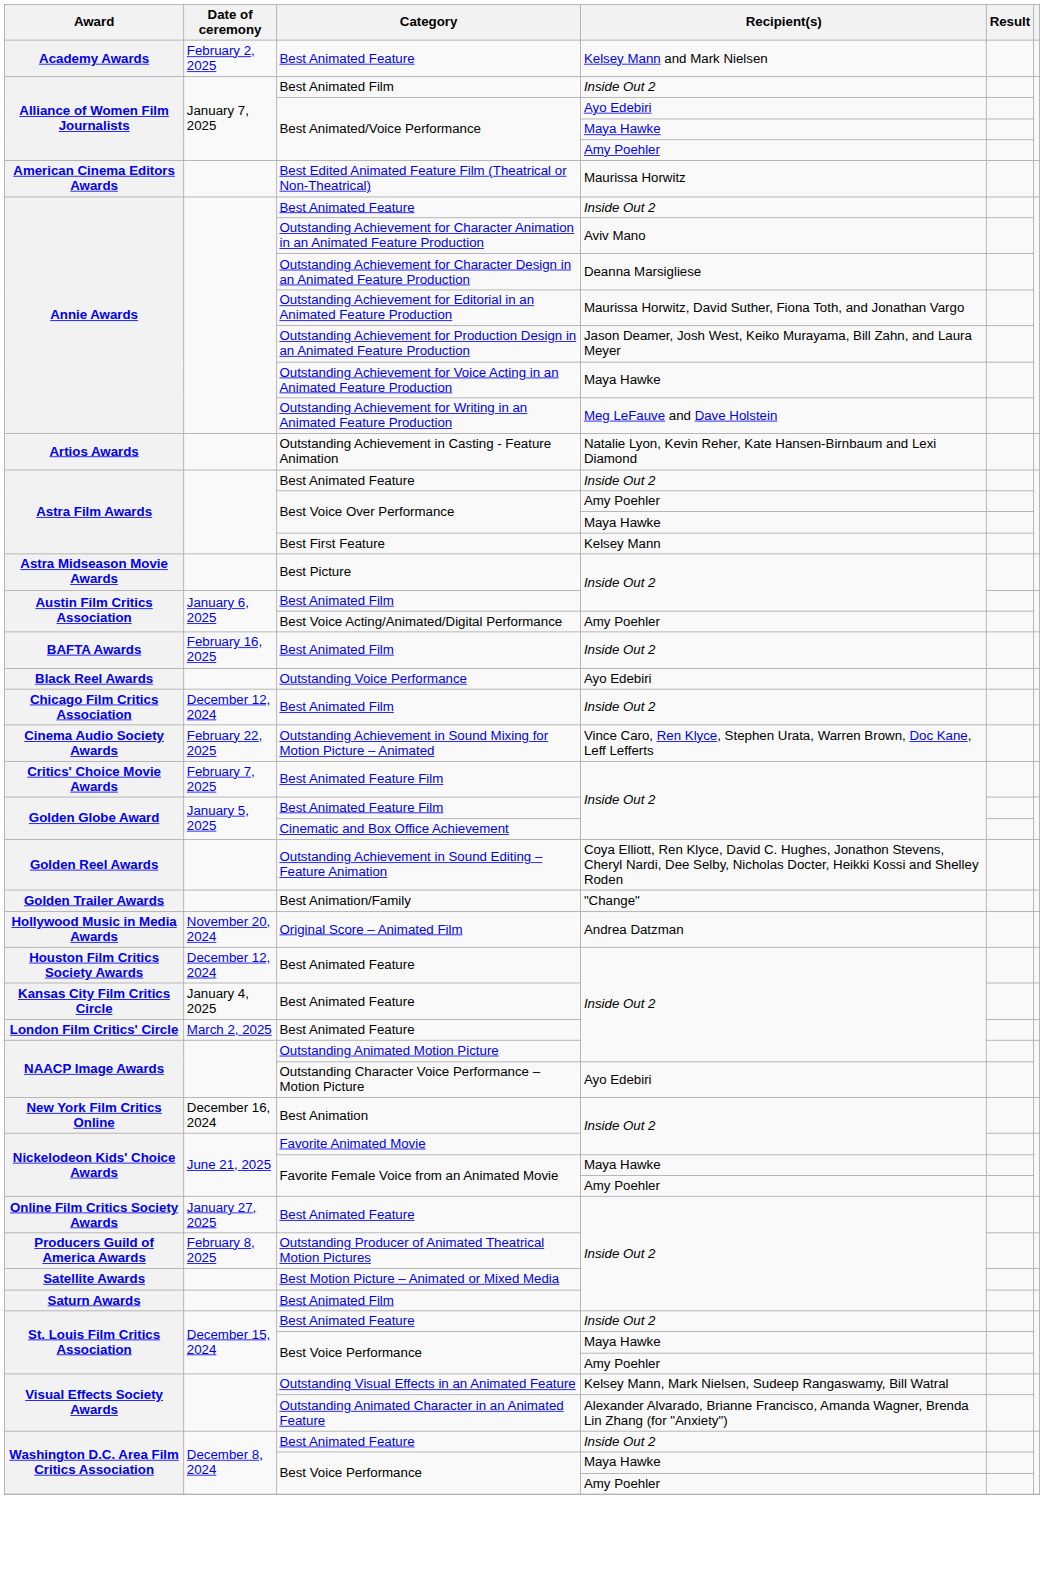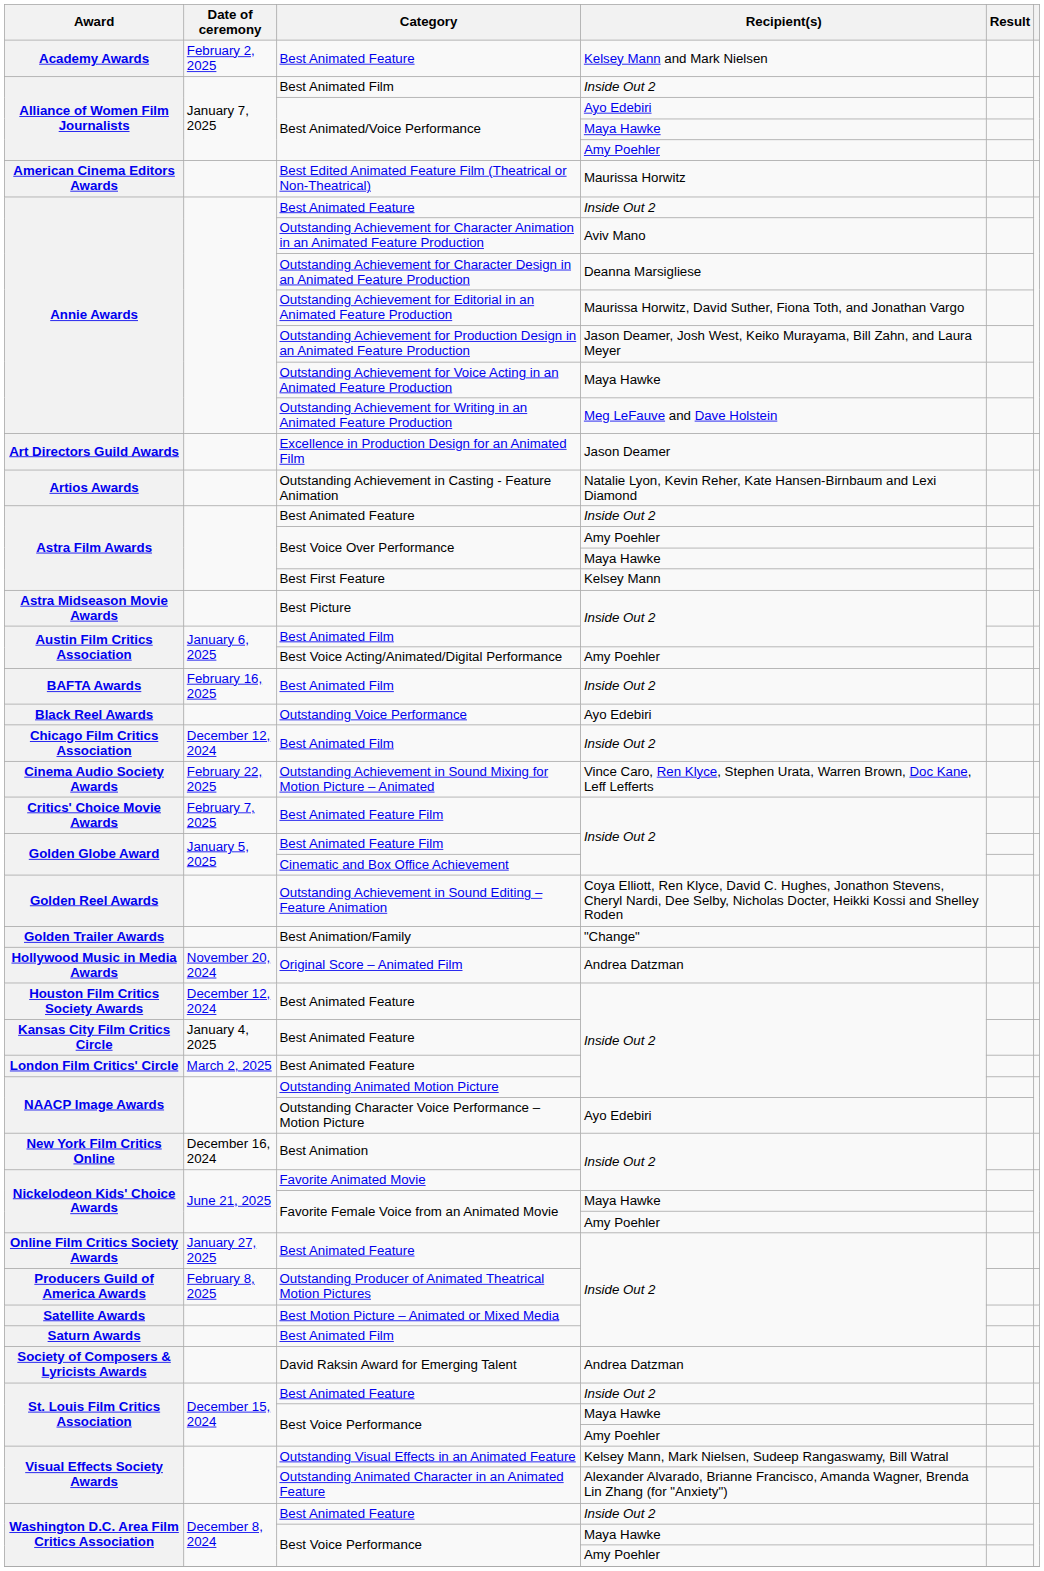+ row: (94, 451)
+ row: (94, 1364)
